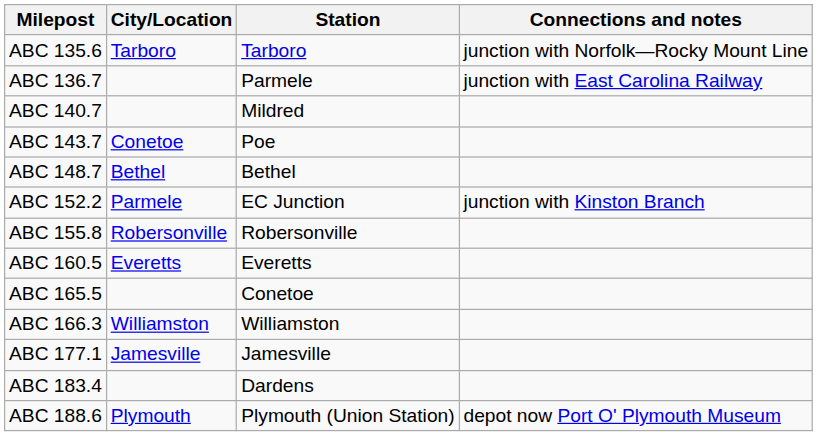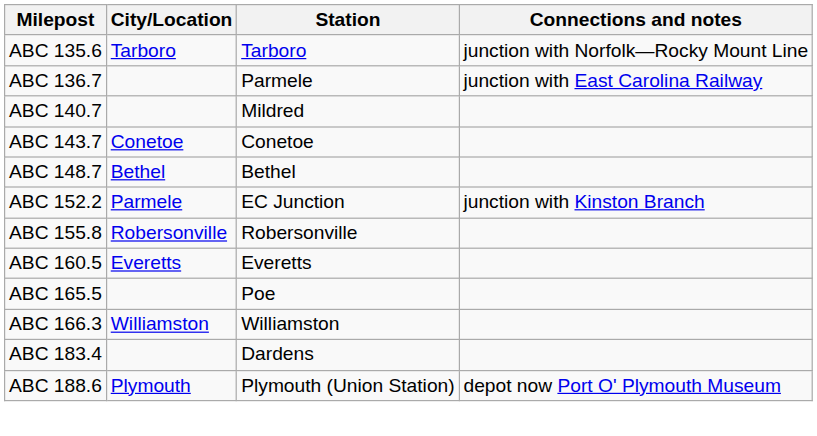(258, 141) Poe -> (278, 141) Conetoe
(278, 293) Conetoe -> (258, 293) Poe
- row: (55, 354)
